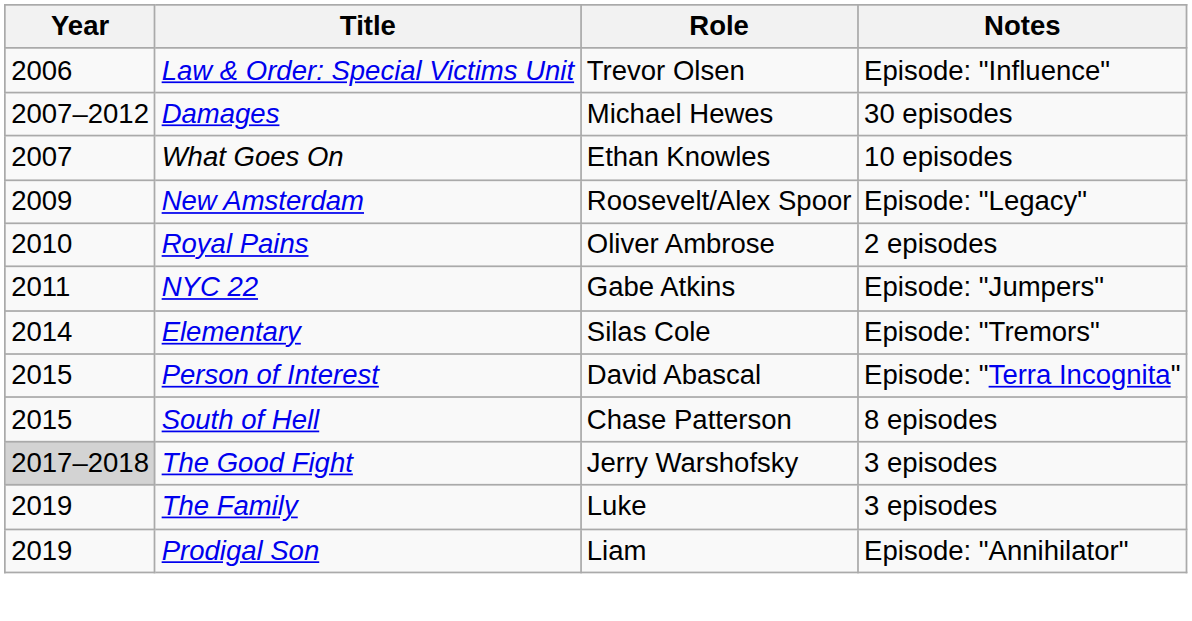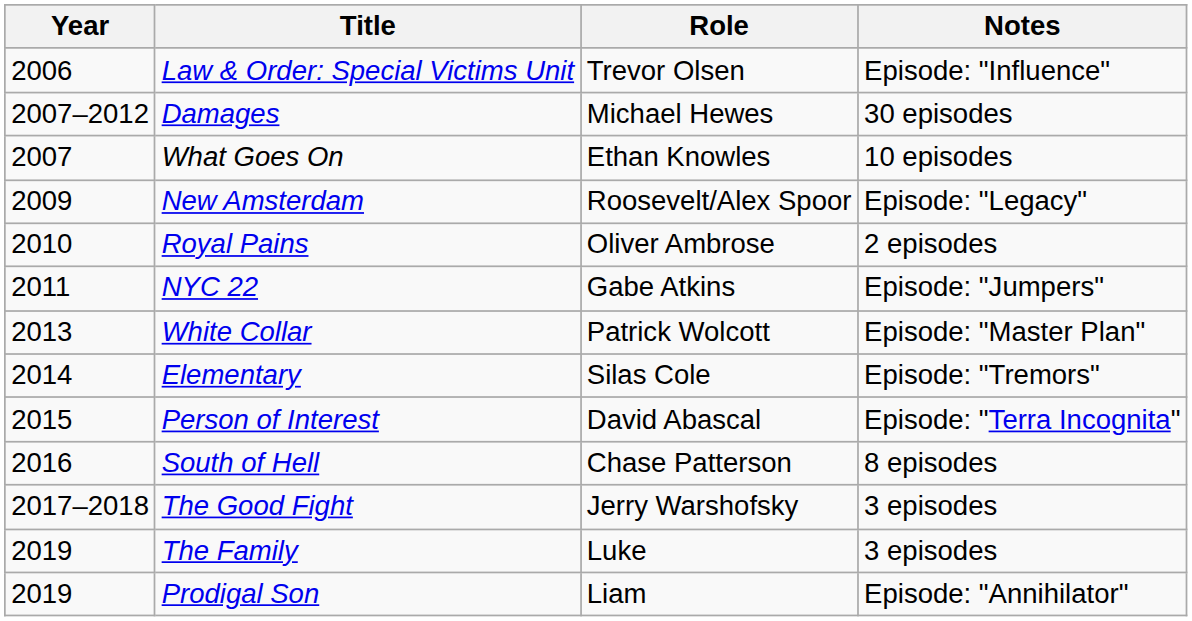+ row: (237, 331)
(42, 419) 2015 -> (42, 462) 2016
(80, 462) lightgrey background -> (80, 506) no background
